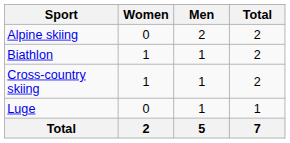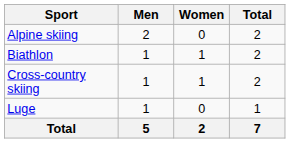columns swapped: (202, 15) <-> (146, 15)
